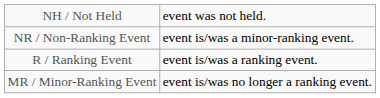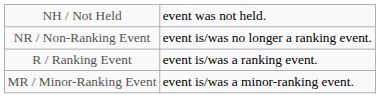(258, 38) event is/was a minor-ranking event. -> (267, 38) event is/was no longer a ranking event.
(267, 82) event is/was no longer a ranking event. -> (258, 82) event is/was a minor-ranking event.
